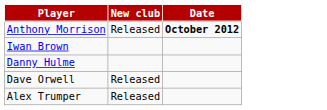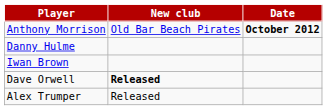(135, 30) Released -> (176, 30) Old Bar Beach Pirates
rows swapped: (38, 46) <-> (41, 63)
(135, 80) normal -> (135, 80) bold
